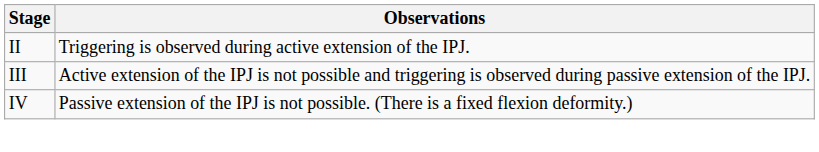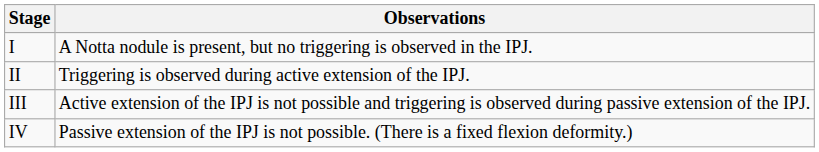+ row: (12, 47)
